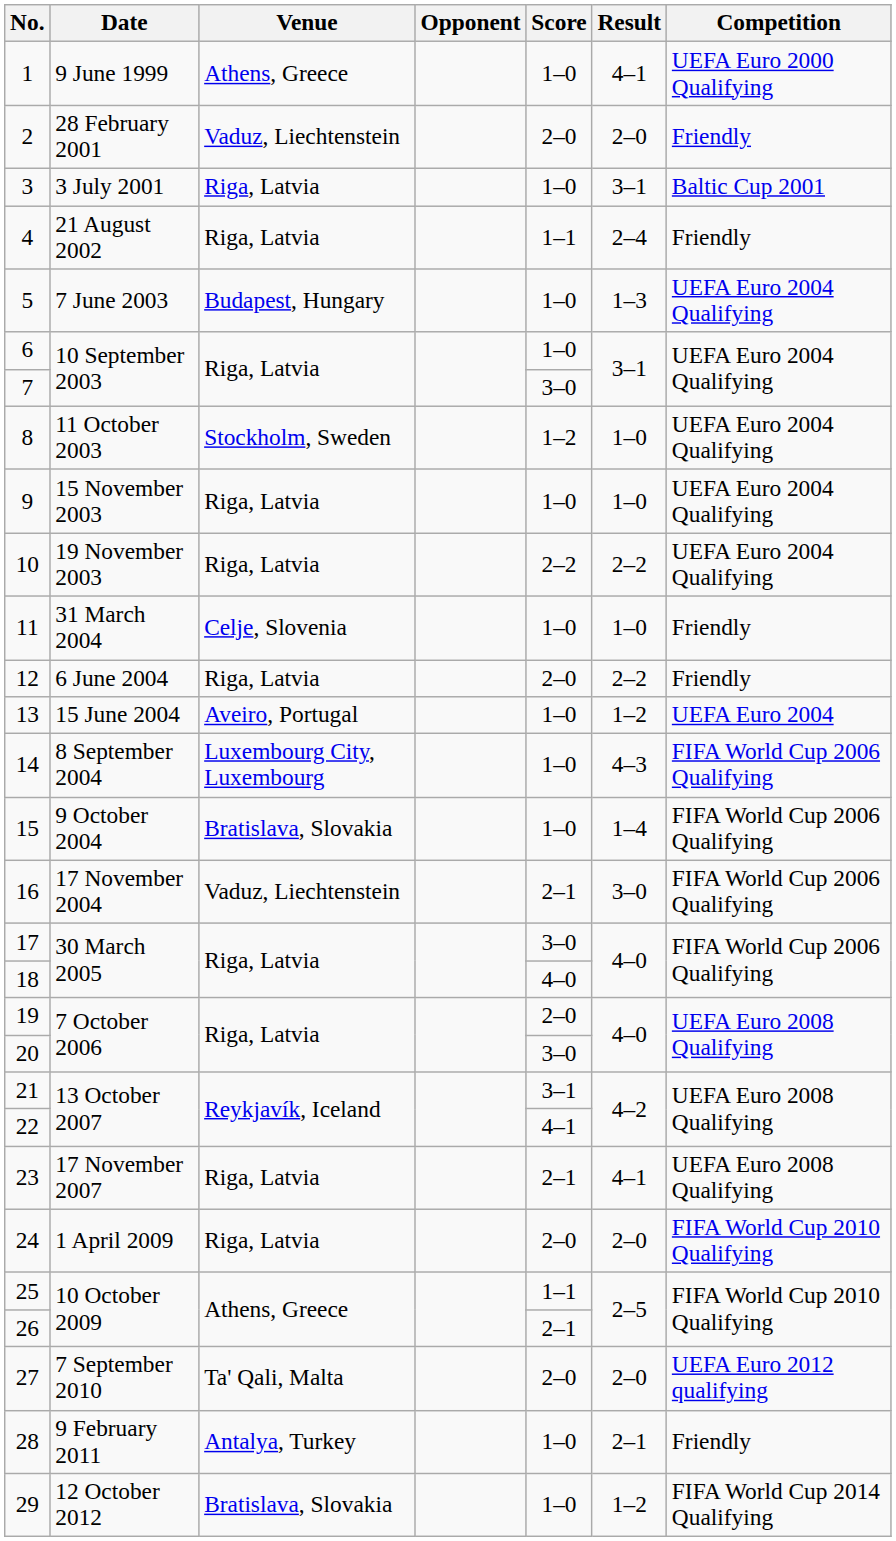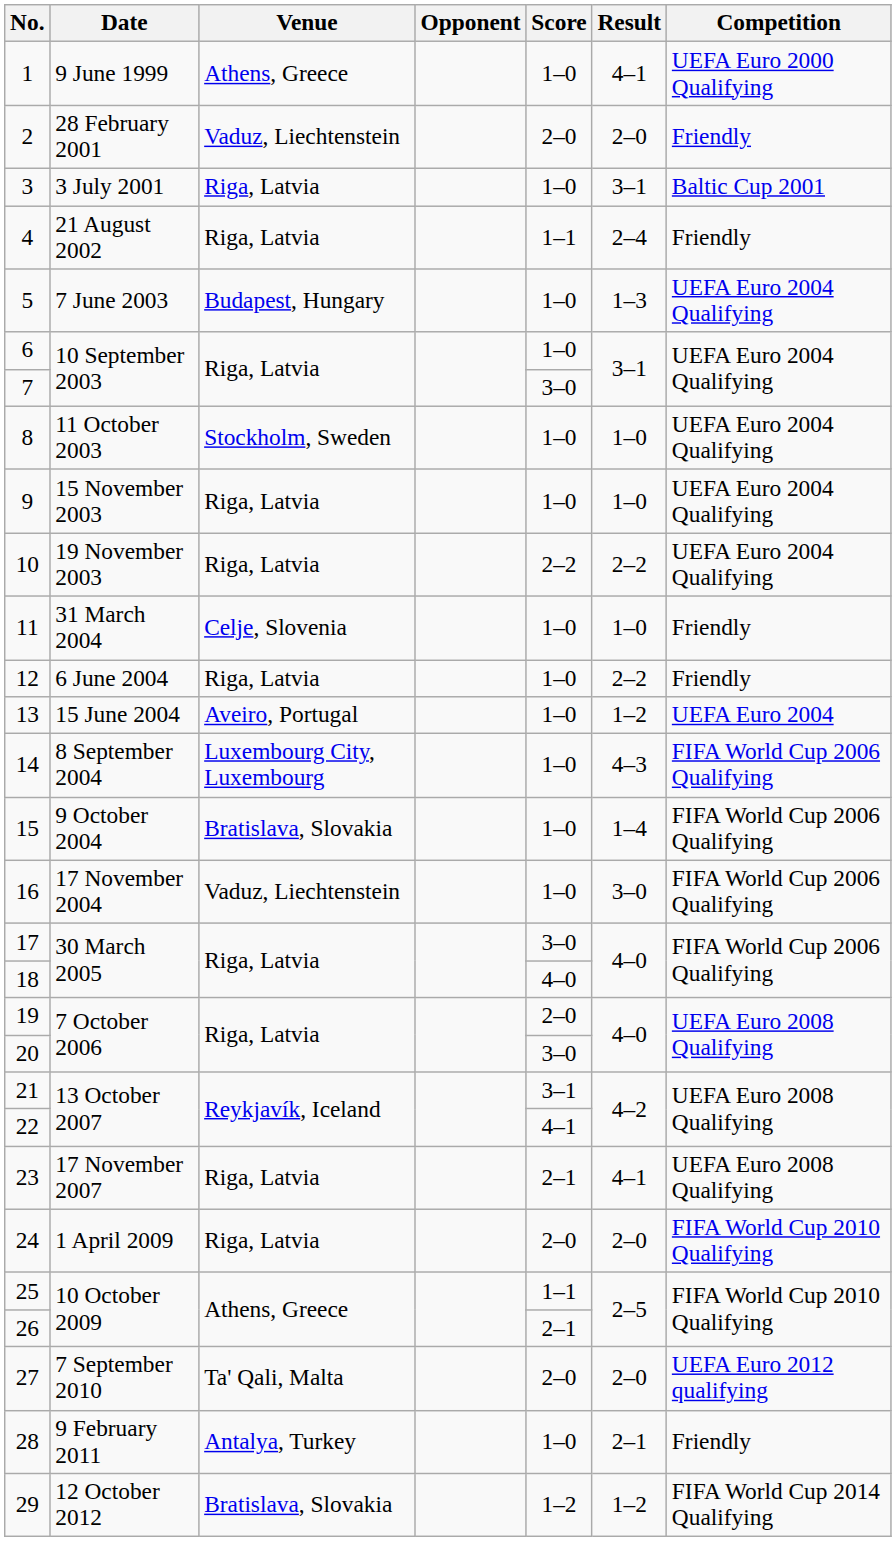(559, 437) 1–2 -> (559, 437) 1–0
(559, 677) 2–0 -> (559, 677) 1–0
(559, 891) 2–1 -> (559, 891) 1–0
(559, 1504) 1–0 -> (559, 1504) 1–2
